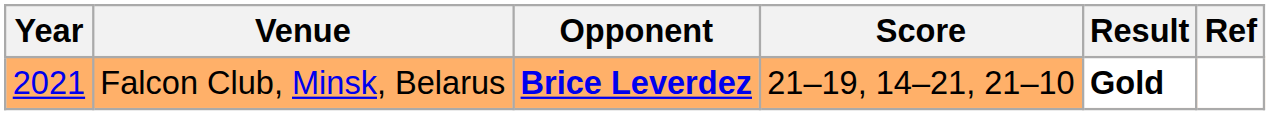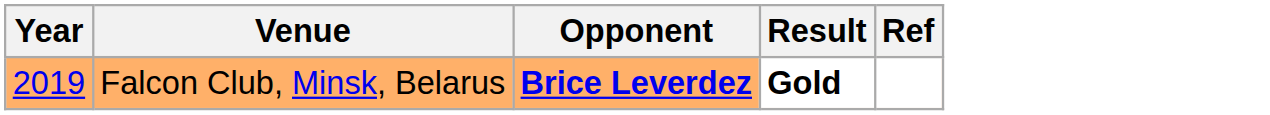- column: (921, 31)
(49, 83) 2021 -> (49, 83) 2019
